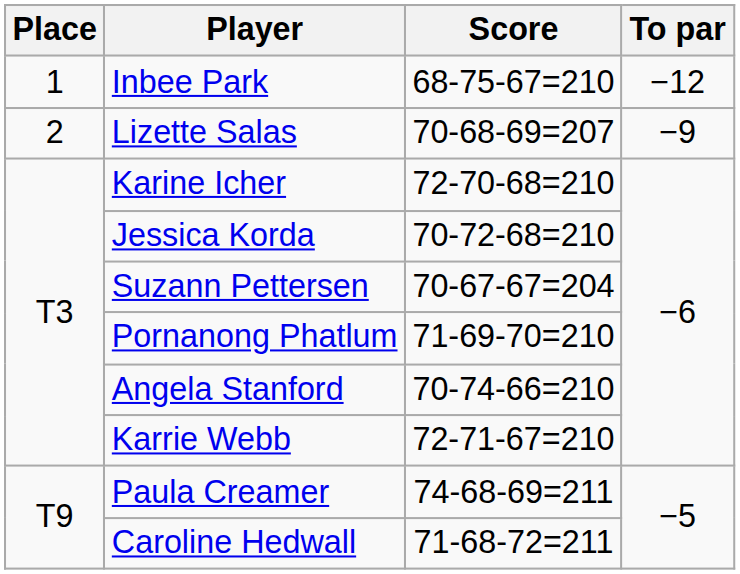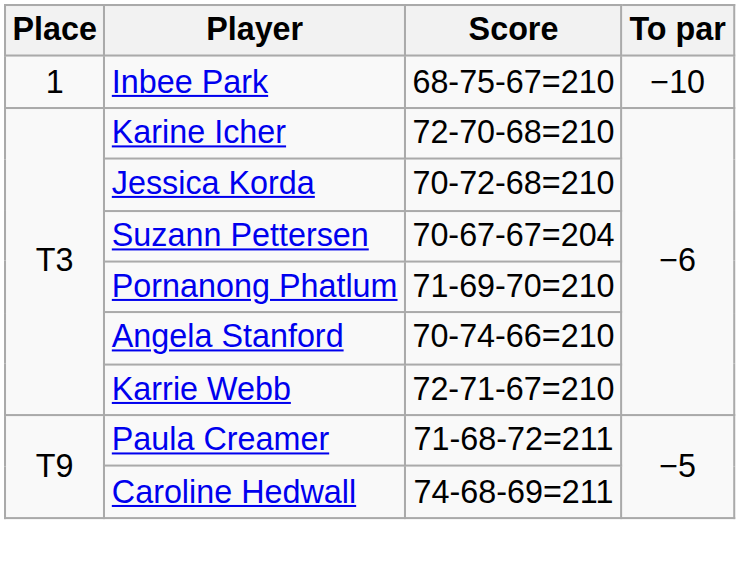(678, 81) −12 -> (678, 81) −10
- row: (204, 132)
(514, 491) 74-68-69=211 -> (514, 440) 71-68-72=211
(514, 542) 71-68-72=211 -> (514, 491) 74-68-69=211
